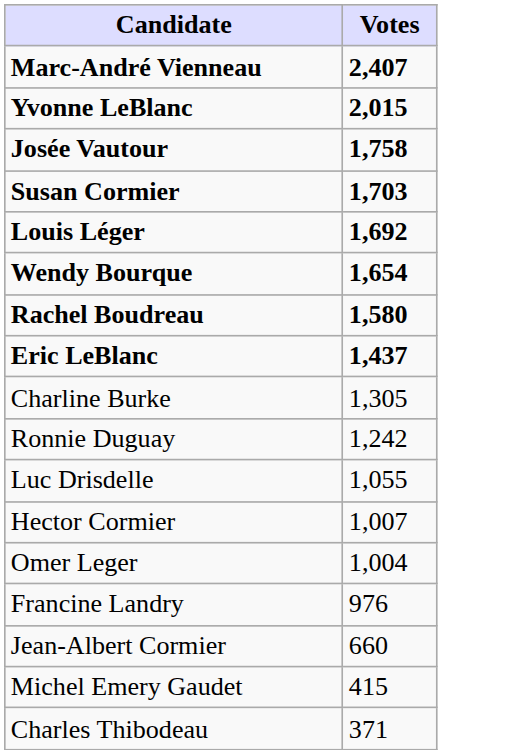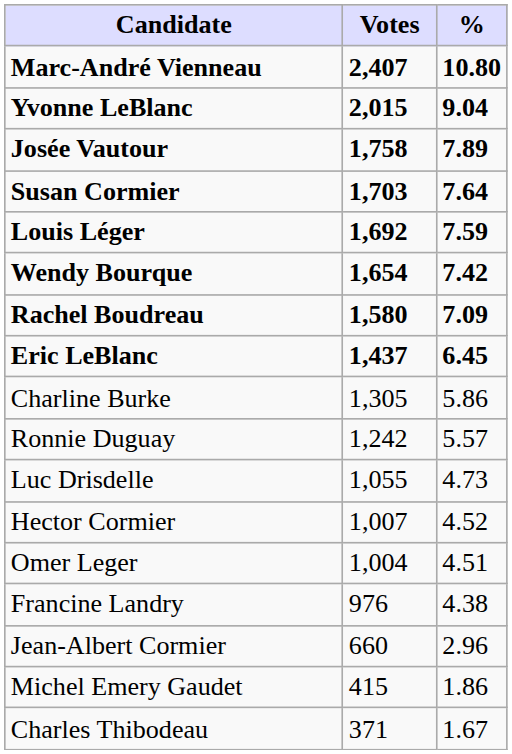+ column: (472, 25)
